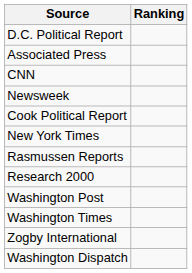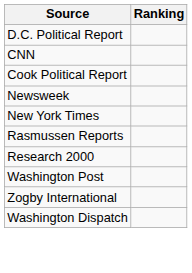- row: (57, 55)
rows swapped: (67, 116) <-> (38, 95)
- row: (60, 217)
